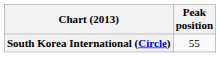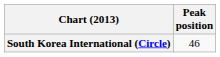(194, 43) 55 -> (194, 43) 46
